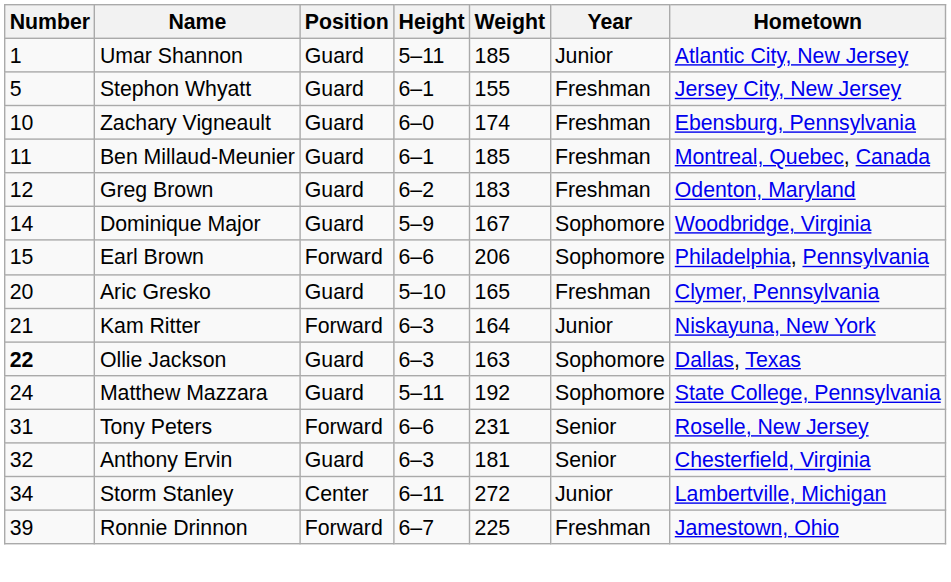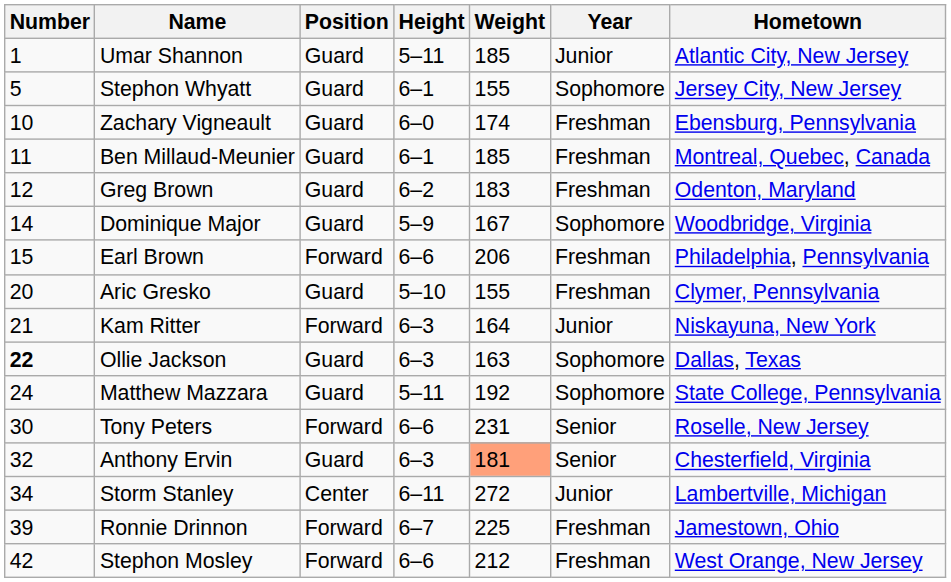(603, 89) Freshman -> (610, 89) Sophomore
(610, 258) Sophomore -> (603, 258) Freshman
(492, 291) 165 -> (492, 291) 155
(21, 426) 31 -> (21, 426) 30
(492, 460) no background -> (492, 460) lightsalmon background
+ row: (176, 561)
